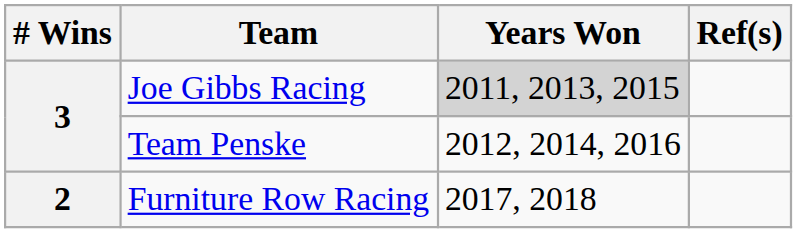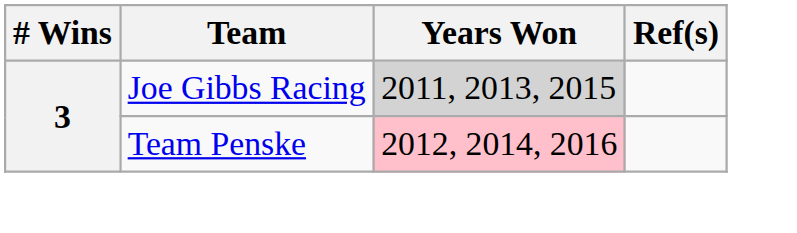(563, 143) no background -> (499, 143) pink background
- row: (278, 199)
